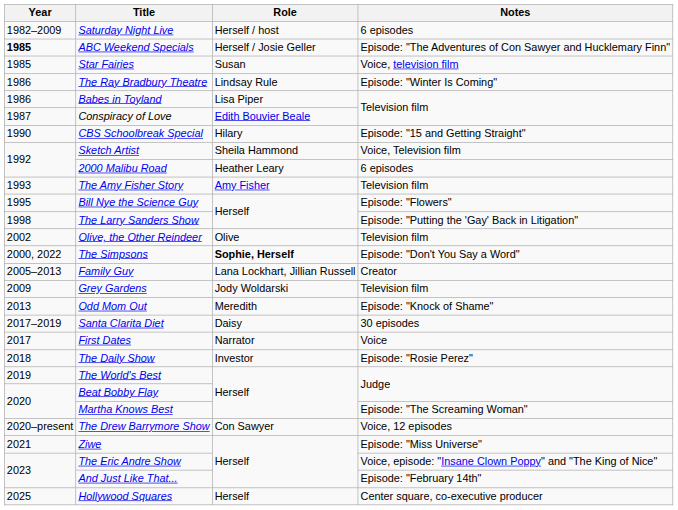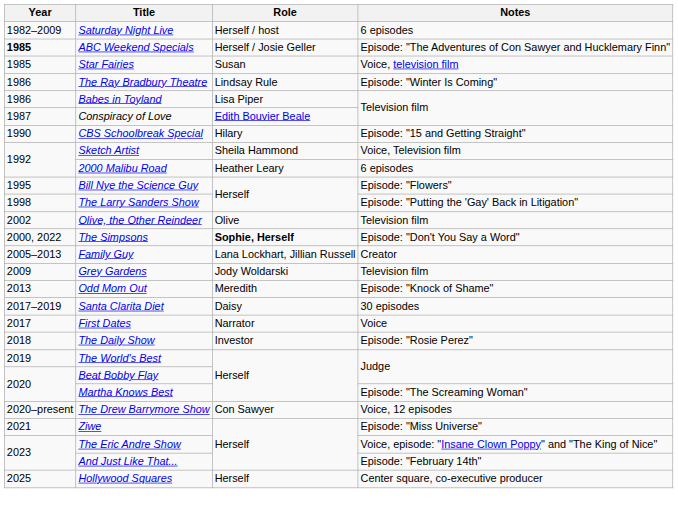- row: (131, 185)
